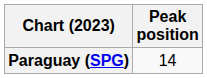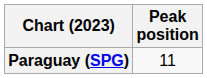(168, 60) 14 -> (168, 60) 11
